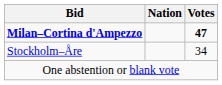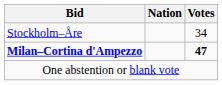rows swapped: (75, 32) <-> (45, 51)
